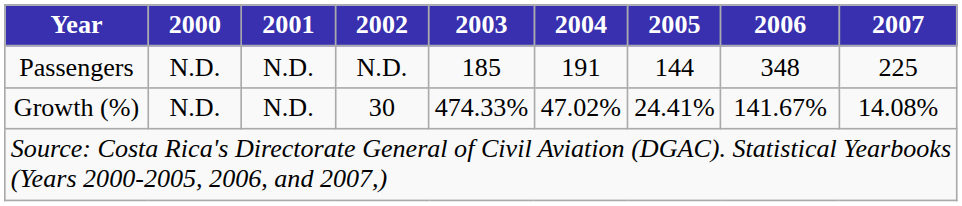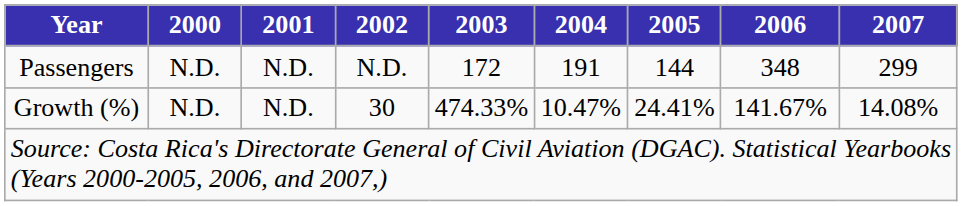(481, 66) 185 -> (481, 66) 172
(898, 66) 225 -> (898, 66) 299
(581, 107) 47.02% -> (581, 107) 10.47%
